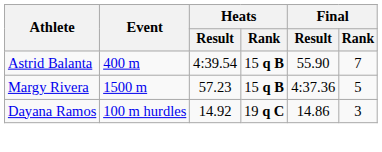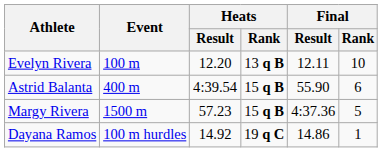+ row: (50, 63)
(358, 63) 7 -> (358, 87) 6
(358, 111) 3 -> (358, 135) 1
